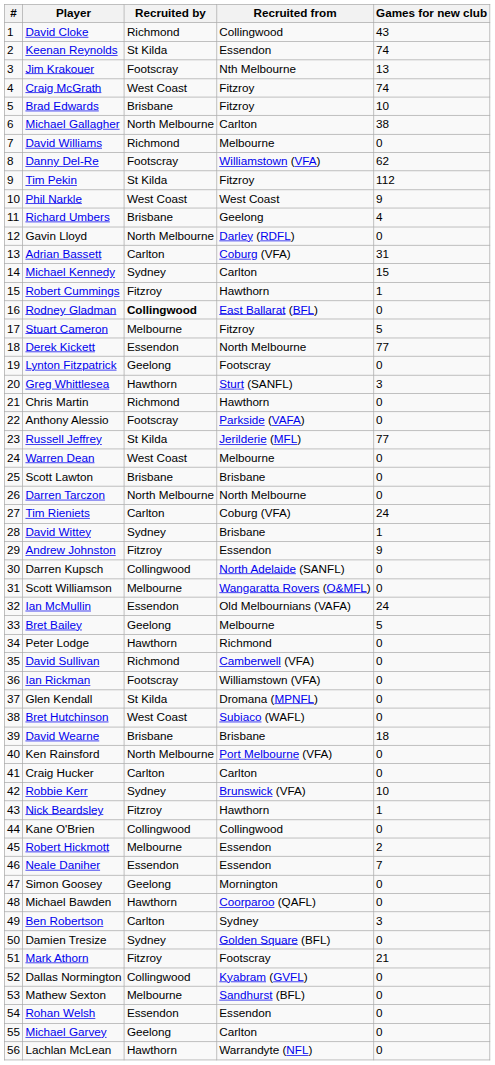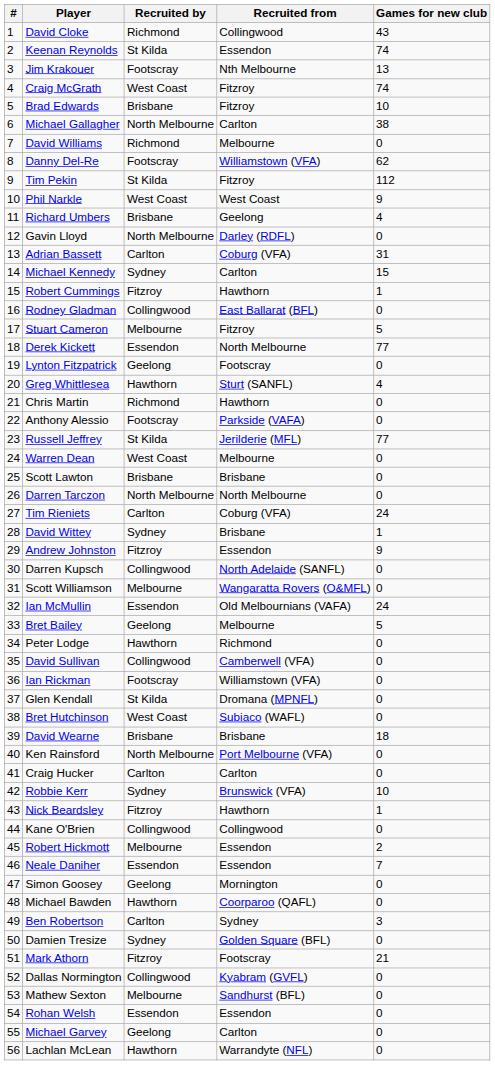(162, 310) bold -> (159, 310) normal
(379, 384) 3 -> (379, 384) 4
(153, 662) Richmond -> (159, 662) Collingwood
